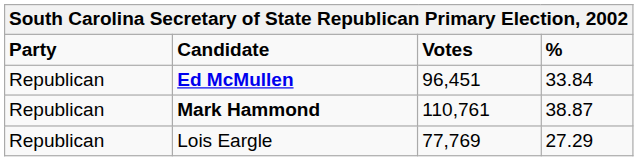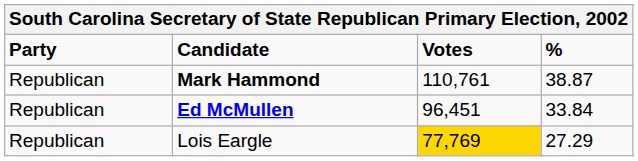rows swapped: (249, 110) <-> (235, 79)
(451, 140) no background -> (451, 140) gold background
